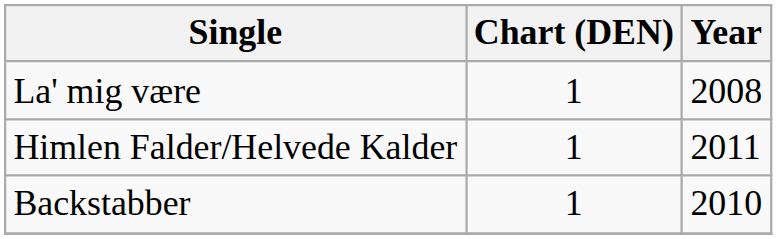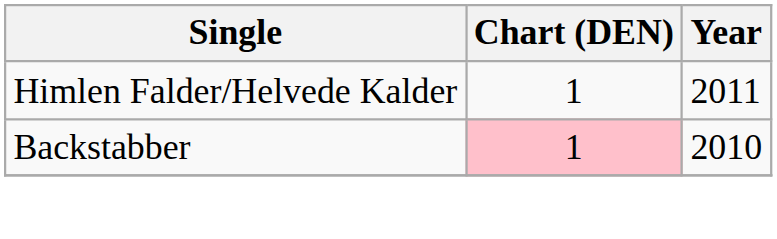- row: (107, 89)
(574, 203) no background -> (574, 146) pink background
